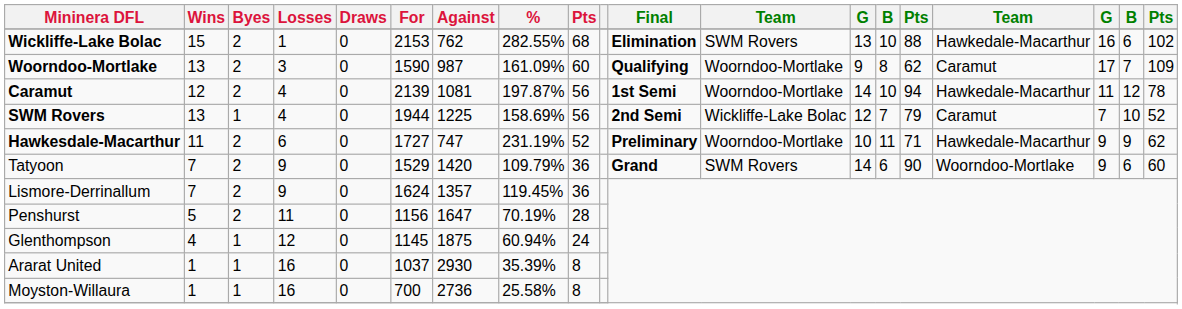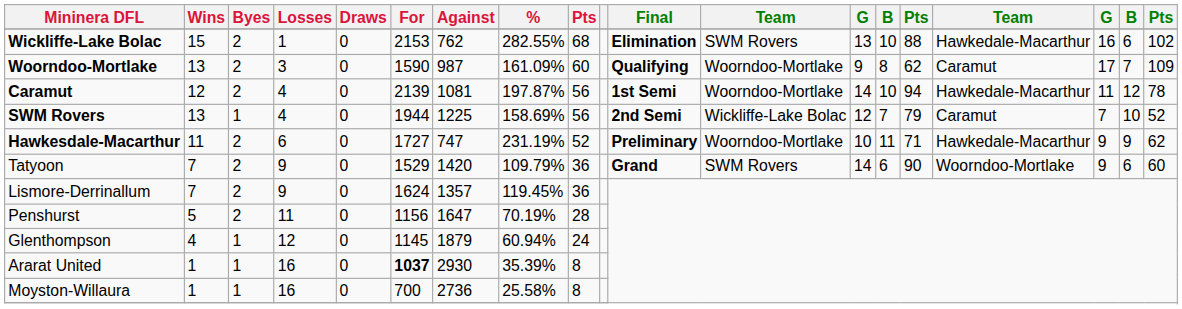(454, 240) 1875 -> (454, 240) 1879
(412, 265) normal -> (412, 265) bold
